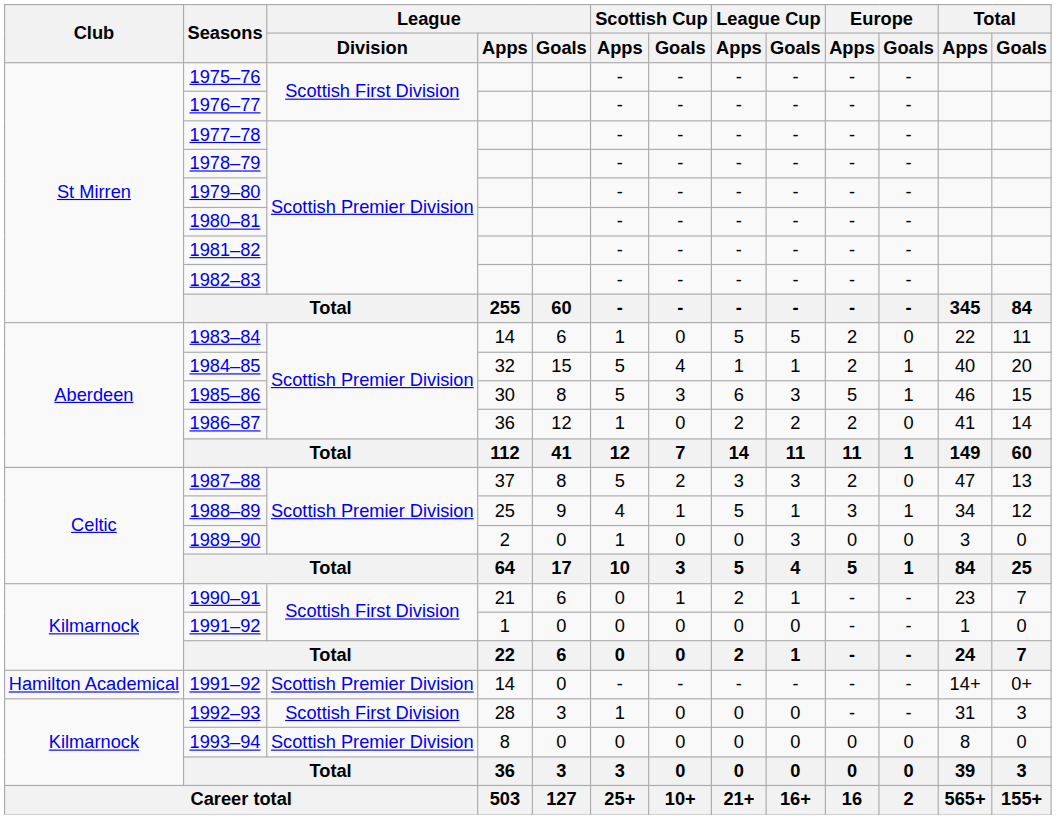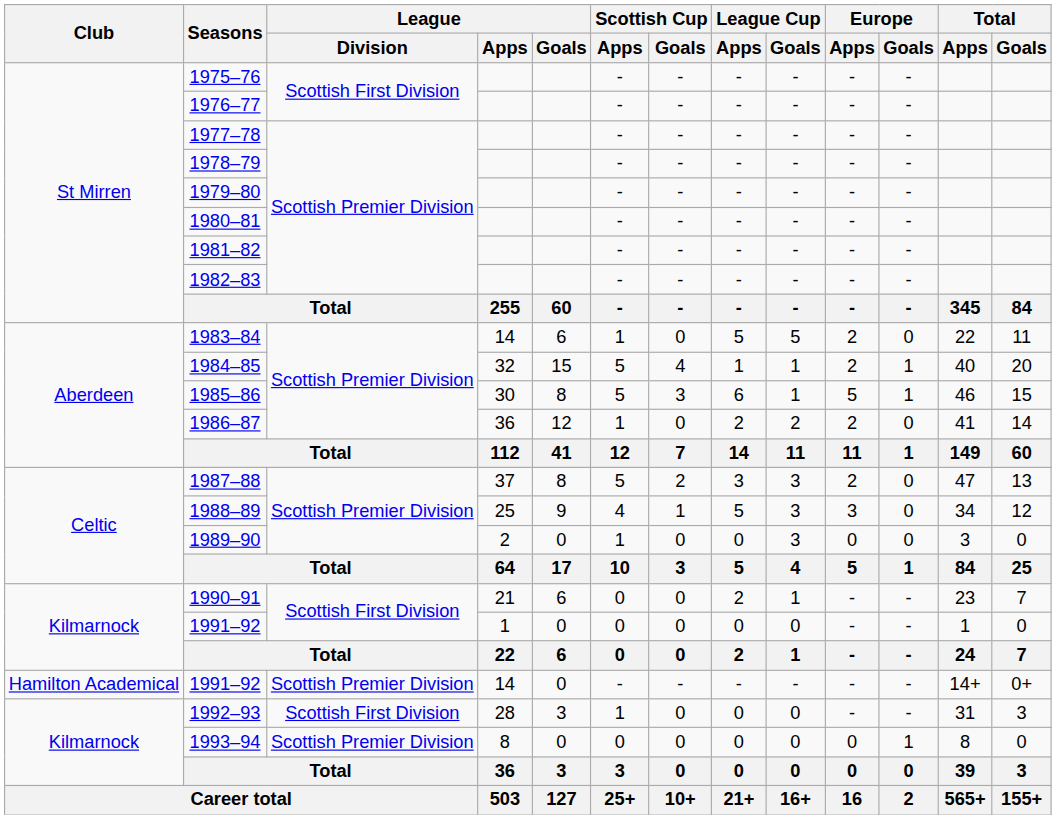(795, 395) 3 -> (795, 395) 1
(795, 510) 1 -> (795, 510) 3
(909, 510) 1 -> (909, 510) 0
(680, 597) 1 -> (680, 597) 0
(909, 742) 0 -> (909, 742) 1
